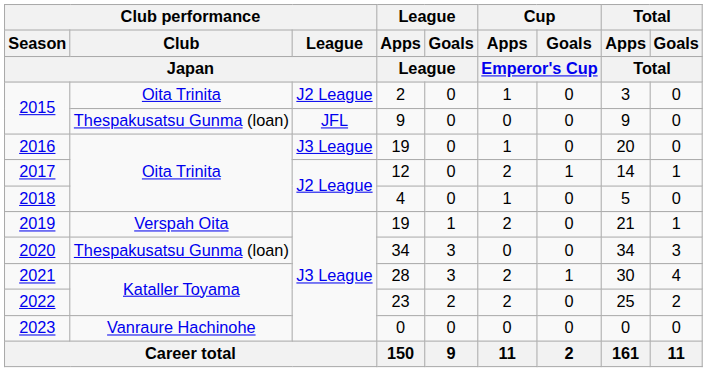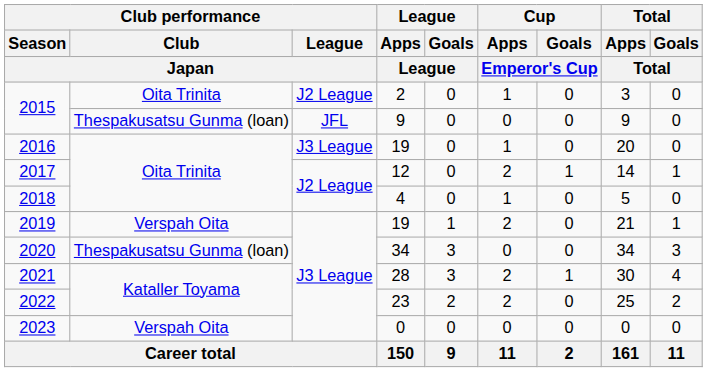(181, 328) Vanraure Hachinohe -> (181, 328) Verspah Oita
